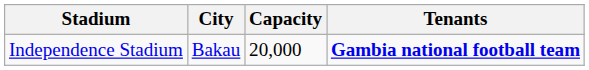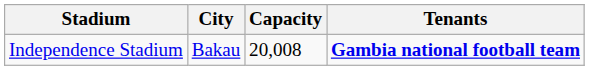(275, 49) 20,000 -> (275, 49) 20,008
